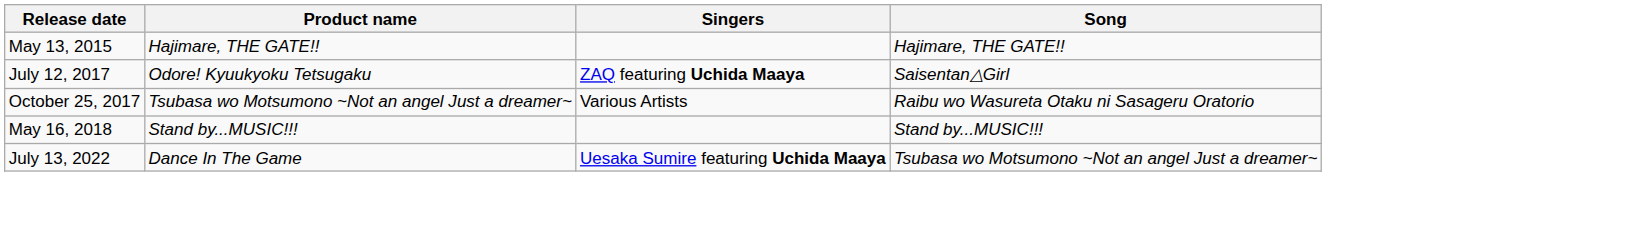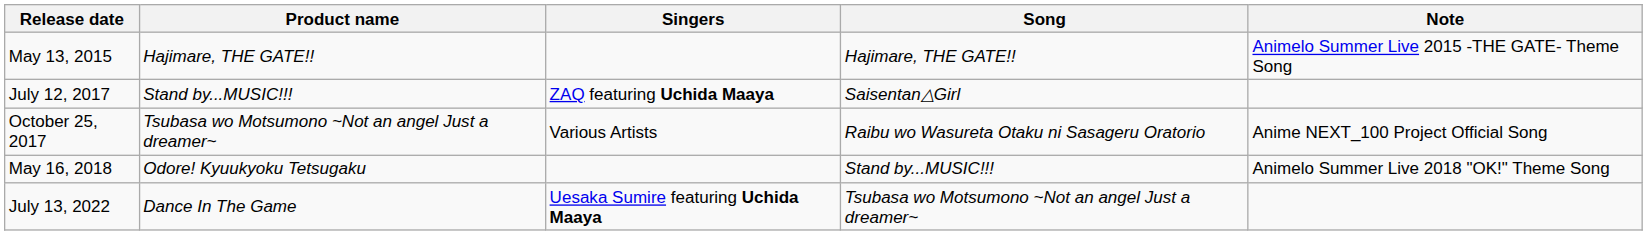+ column: (1445, 19)
(260, 74) Odore! Kyuukyoku Tetsugaku -> (218, 94) Stand by...MUSIC!!!
(223, 130) Stand by...MUSIC!!! -> (255, 169) Odore! Kyuukyoku Tetsugaku
